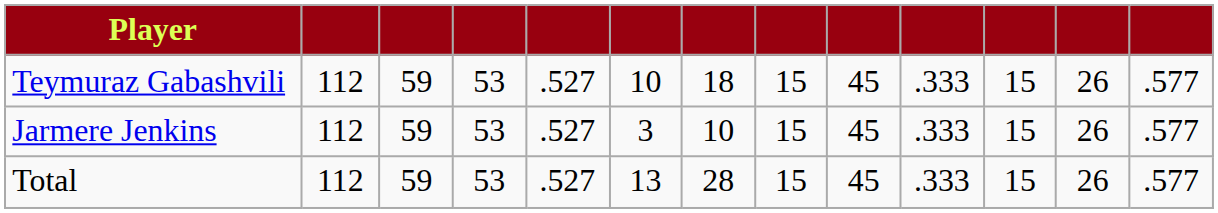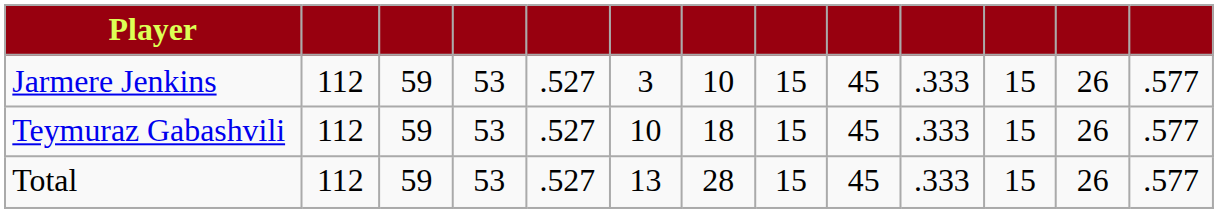rows swapped: (149, 80) <-> (114, 130)
